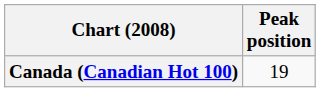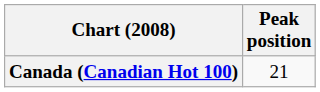(279, 71) 19 -> (279, 71) 21
